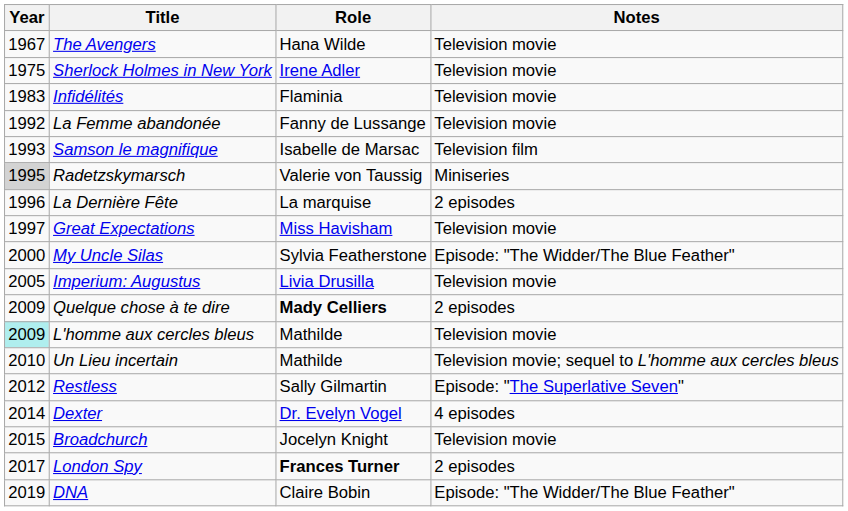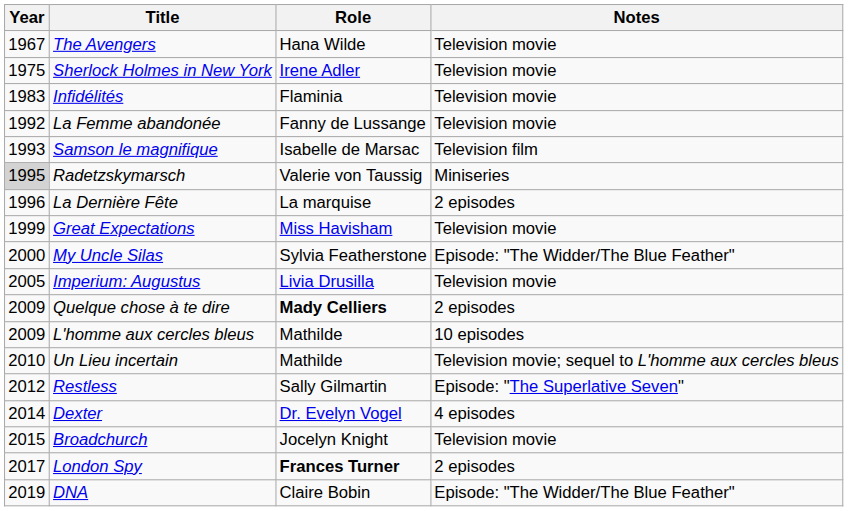(27, 228) 1997 -> (27, 228) 1999
(27, 334) paleturquoise background -> (27, 334) no background
(495, 334) Television movie -> (479, 334) 10 episodes
